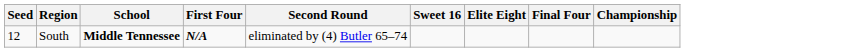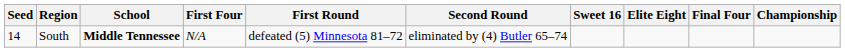+ column: (326, 15)
(14, 36) 12 -> (14, 36) 14
(197, 36) bold -> (196, 36) normal
